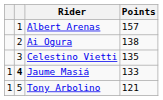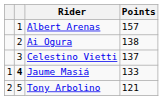(130, 58) 135 -> (130, 58) 137
(9, 88) 1 -> (9, 88) 2
